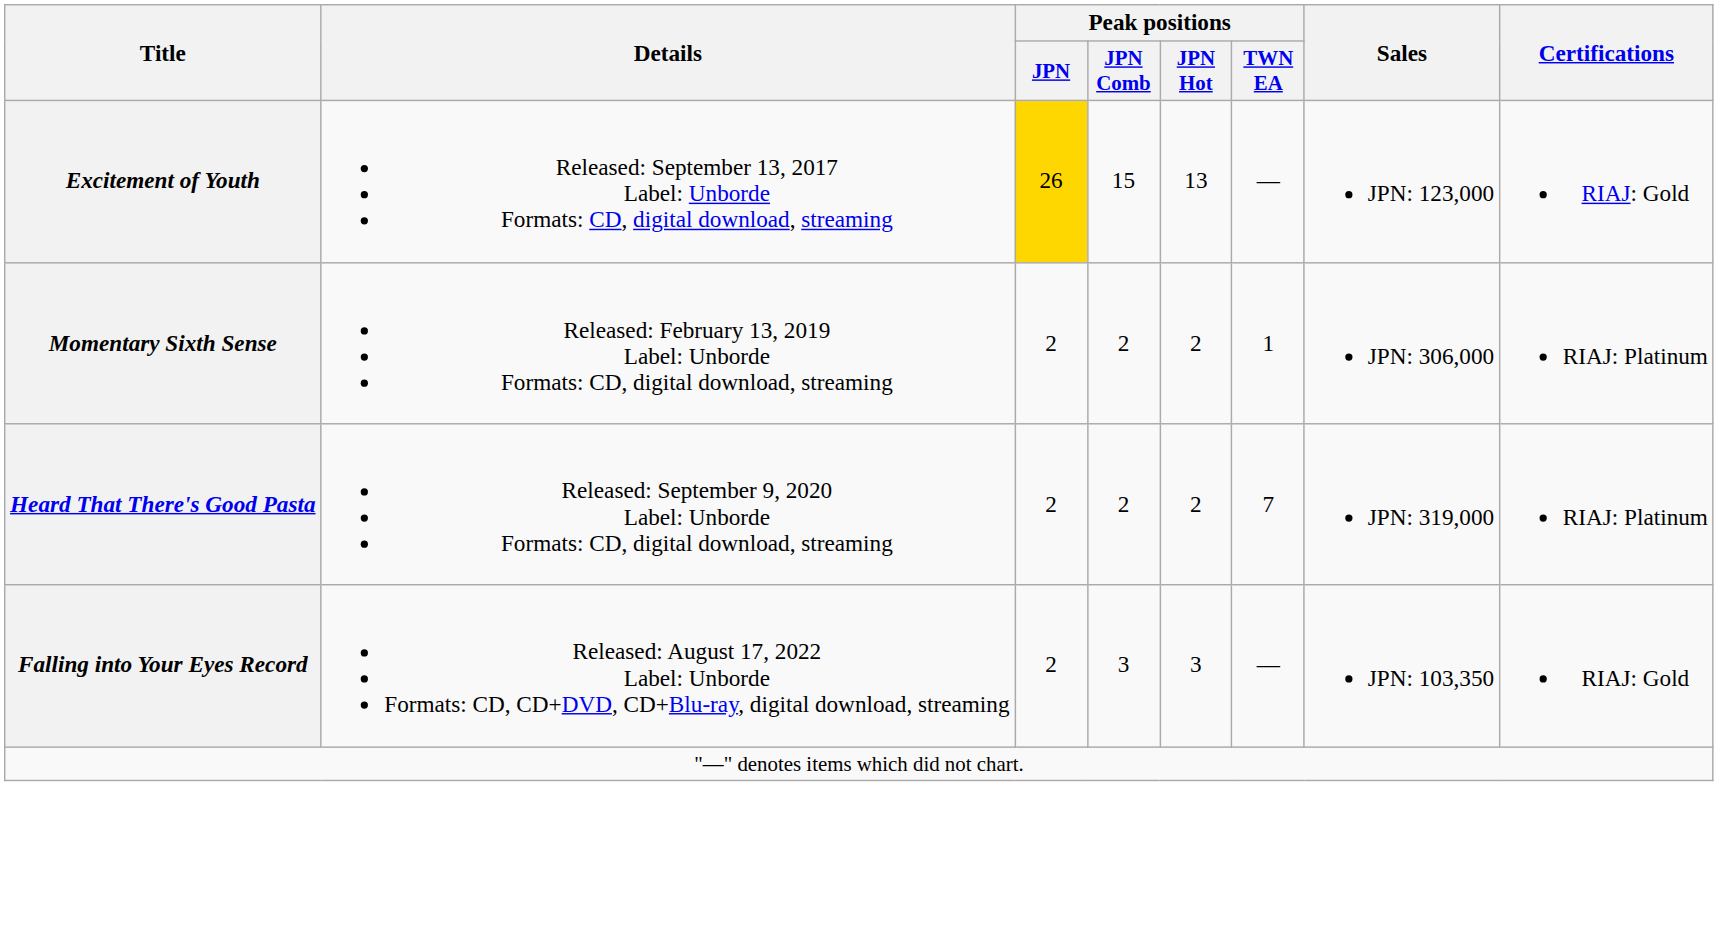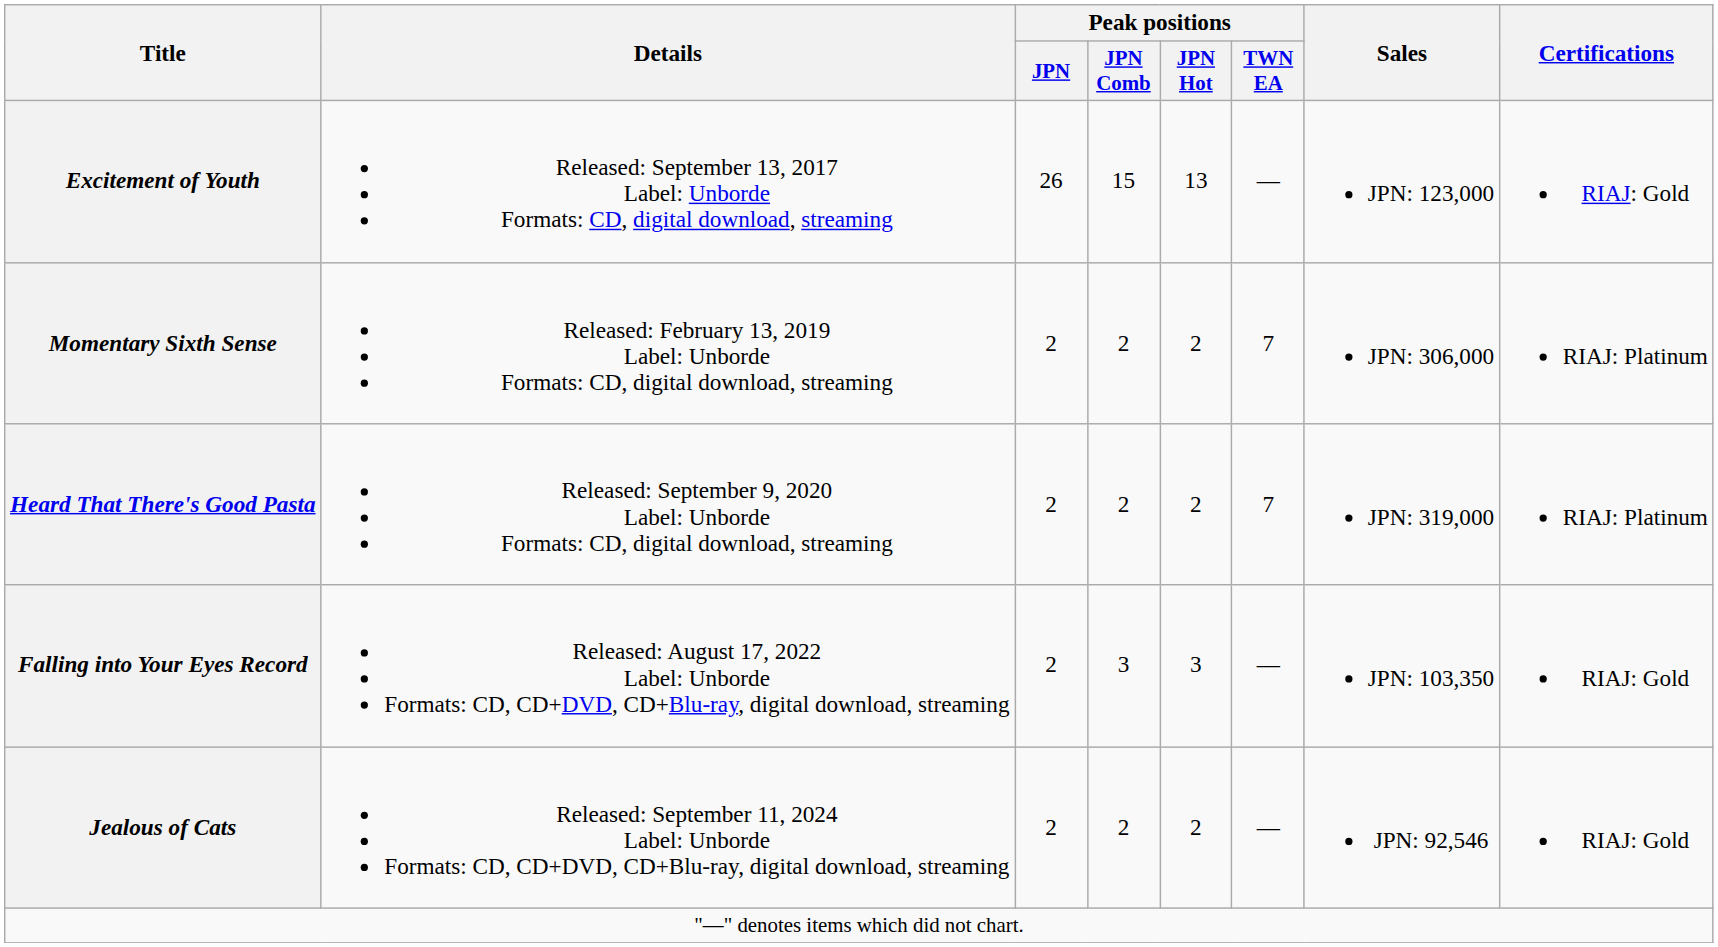(1051, 181) gold background -> (1051, 181) no background
(1268, 342) 1 -> (1268, 342) 7
+ row: (163, 827)
